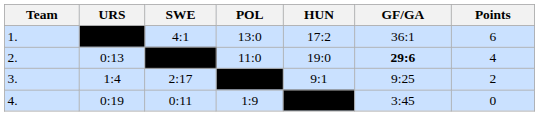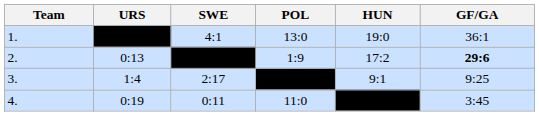- column: (493, 15)
(319, 36) 17:2 -> (378, 36) 19:0
(250, 57) 11:0 -> (295, 57) 1:9
(319, 57) 19:0 -> (378, 57) 17:2
(250, 100) 1:9 -> (295, 100) 11:0
